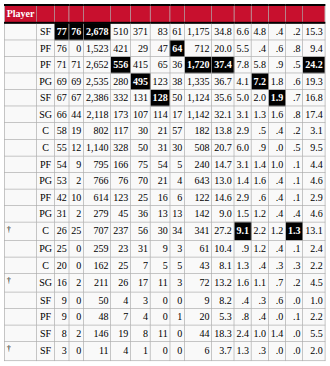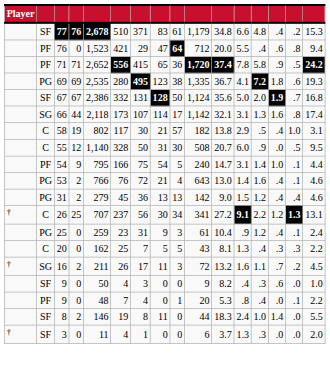(198, 32) 1,175 -> (198, 32) 1,179
(297, 131) .2 -> (294, 131) 1.0
(143, 181) 70 -> (143, 181) 72
- row: (46, 197)
